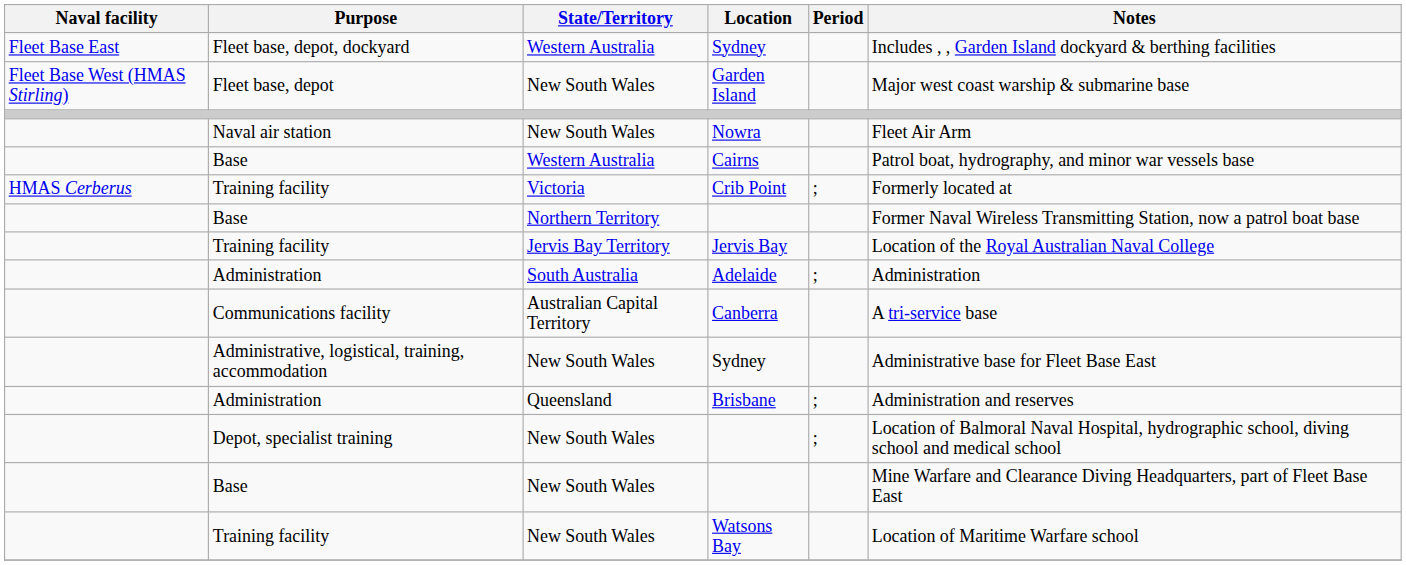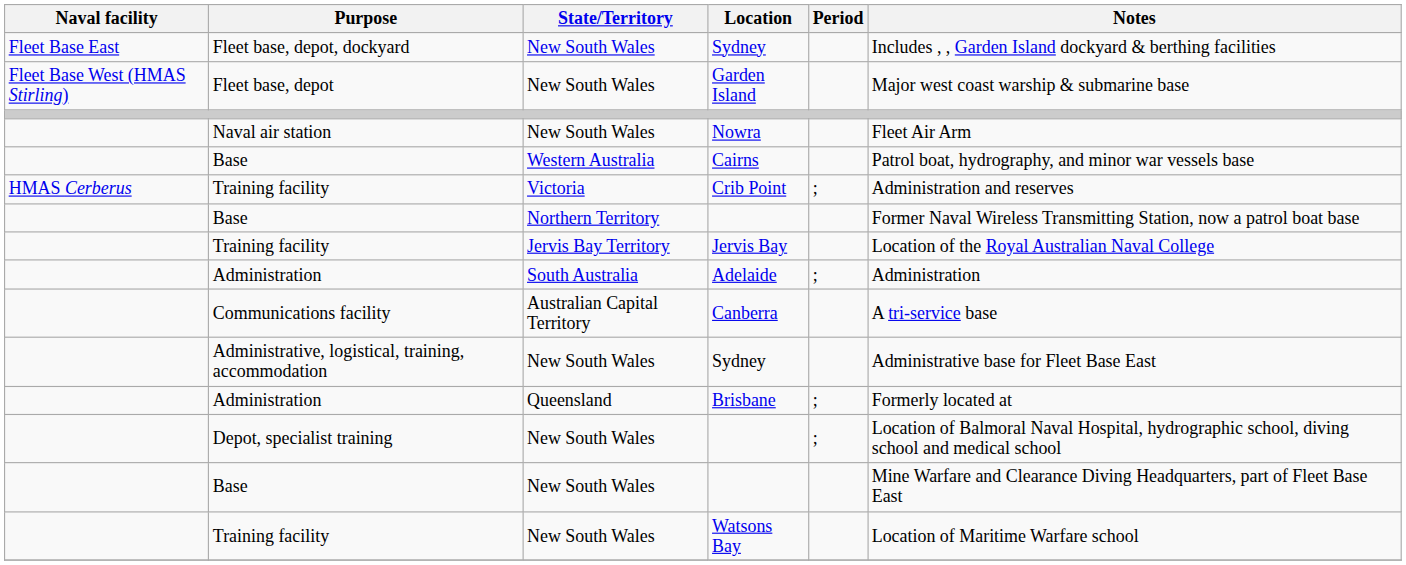(591, 47) Western Australia -> (591, 47) New South Wales
(942, 189) Formerly located at -> (973, 189) Administration and reserves
(973, 400) Administration and reserves -> (942, 400) Formerly located at
